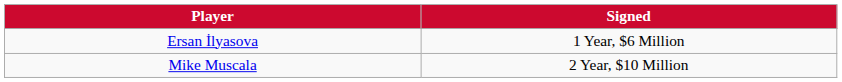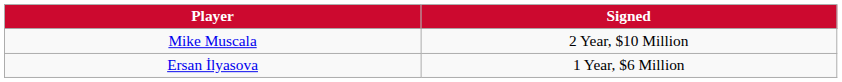rows swapped: (213, 41) <-> (213, 65)
